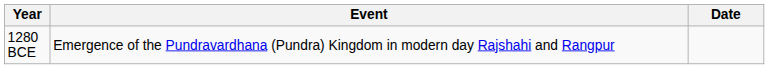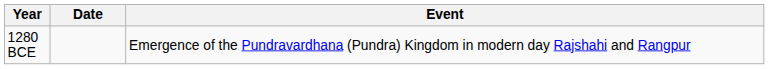columns swapped: (726, 15) <-> (369, 15)
